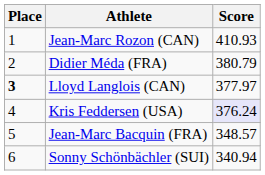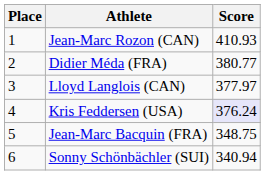(236, 63) 380.79 -> (236, 63) 380.77
(12, 87) bold -> (12, 87) normal
(236, 134) 348.57 -> (236, 134) 348.75
